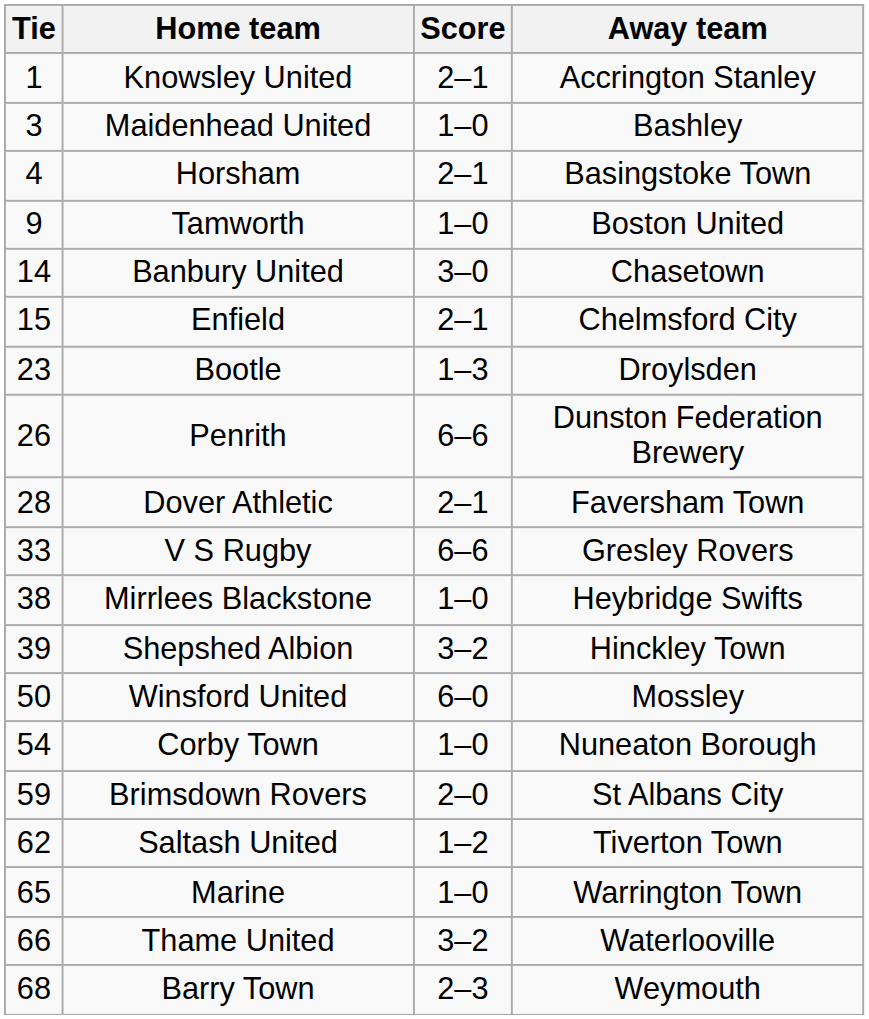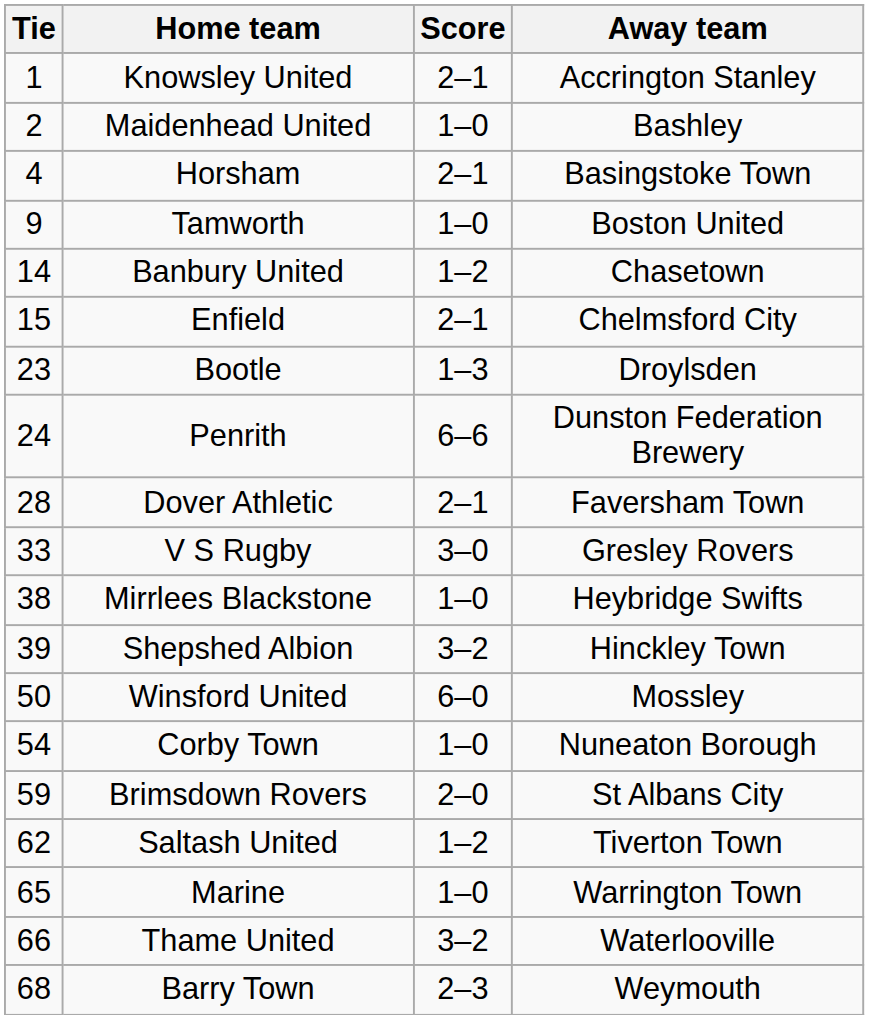(34, 126) 3 -> (34, 126) 2
(463, 272) 3–0 -> (463, 272) 1–2
(34, 435) 26 -> (34, 435) 24
(463, 550) 6–6 -> (463, 550) 3–0
